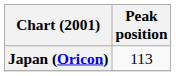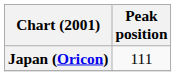(141, 58) 113 -> (141, 58) 111
